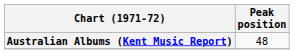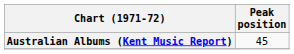(262, 41) 48 -> (262, 41) 45
